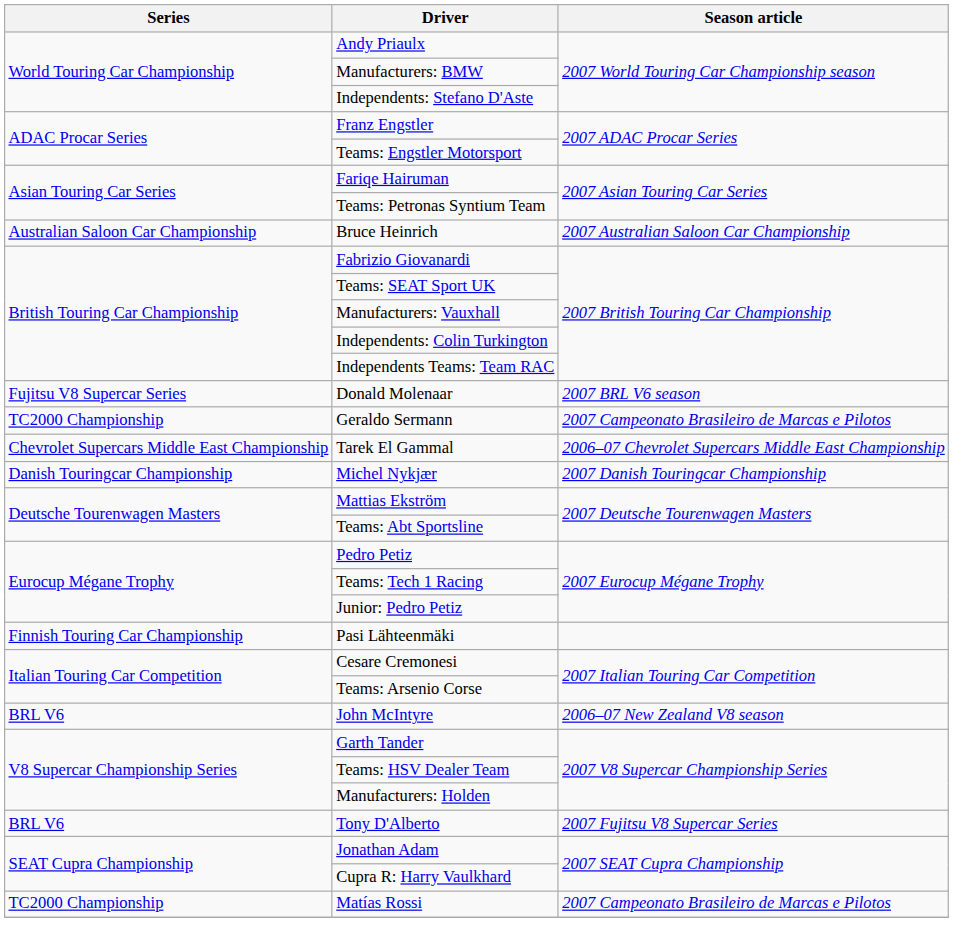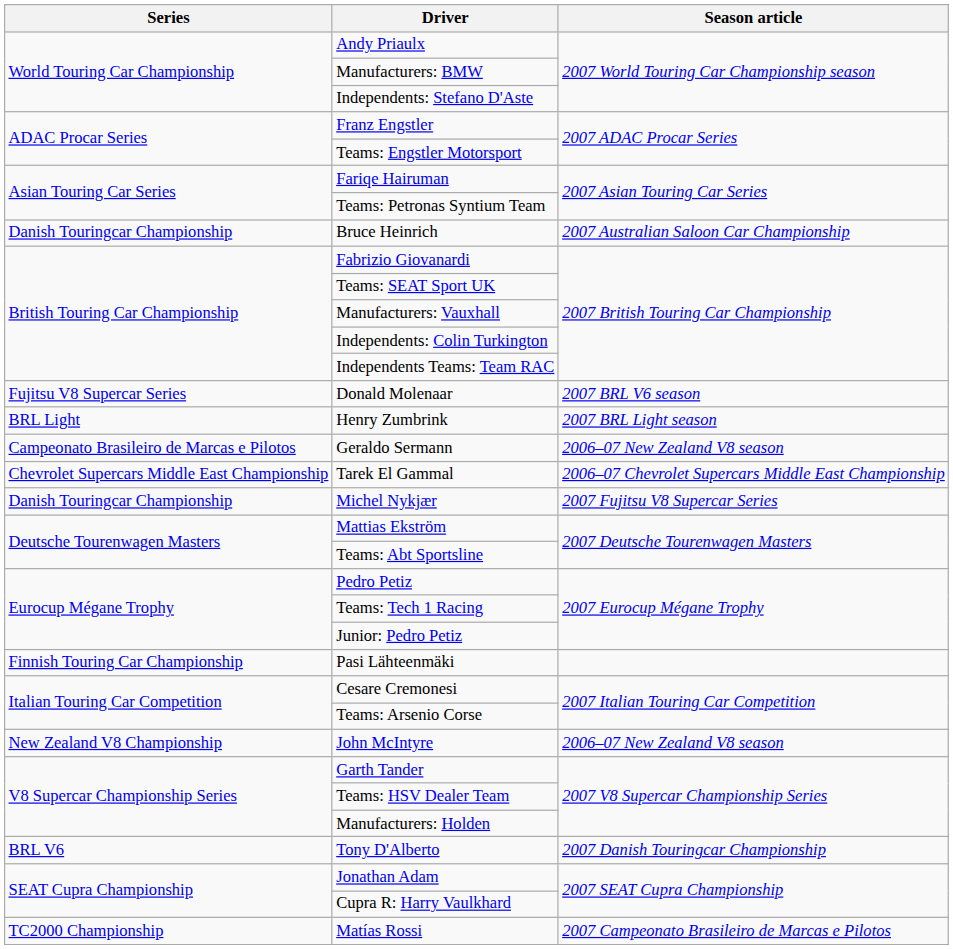(132, 232) Australian Saloon Car Championship -> (120, 232) Danish Touringcar Championship
+ row: (392, 420)
(86, 420) TC2000 Championship -> (152, 447) Campeonato Brasileiro de Marcas e Pilotos
(727, 420) 2007 Campeonato Brasileiro de Marcas e Pilotos -> (673, 447) 2006–07 New Zealand V8 season
(694, 474) 2007 Danish Touringcar Championship -> (670, 501) 2007 Fujitsu V8 Supercar Series
(36, 715) BRL V6 -> (115, 742) New Zealand V8 Championship
(670, 823) 2007 Fujitsu V8 Supercar Series -> (694, 850) 2007 Danish Touringcar Championship
